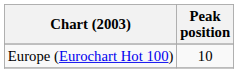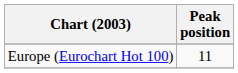(205, 56) 10 -> (205, 56) 11
